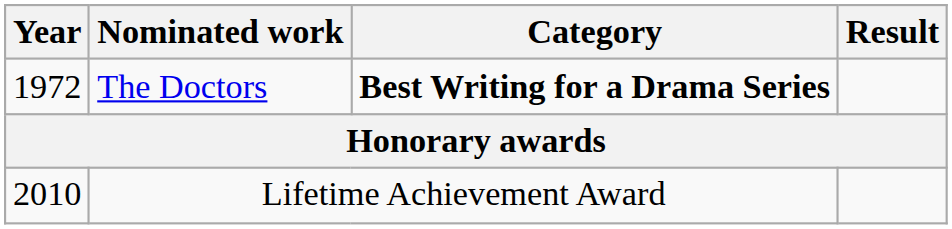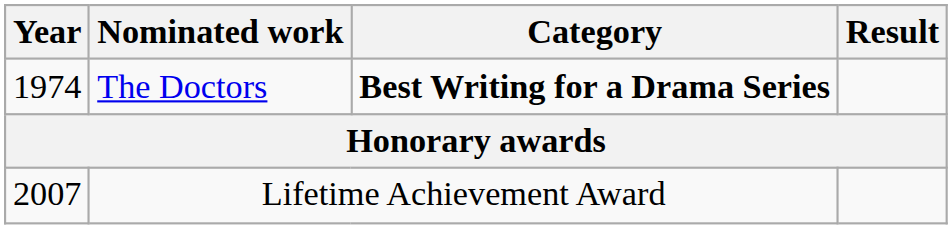(47, 85) 1972 -> (47, 85) 1974
(47, 194) 2010 -> (47, 194) 2007
